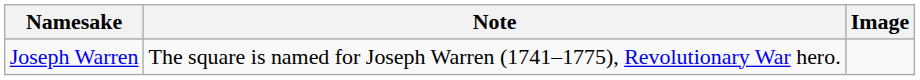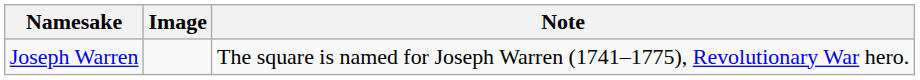columns swapped: (880, 21) <-> (495, 21)
